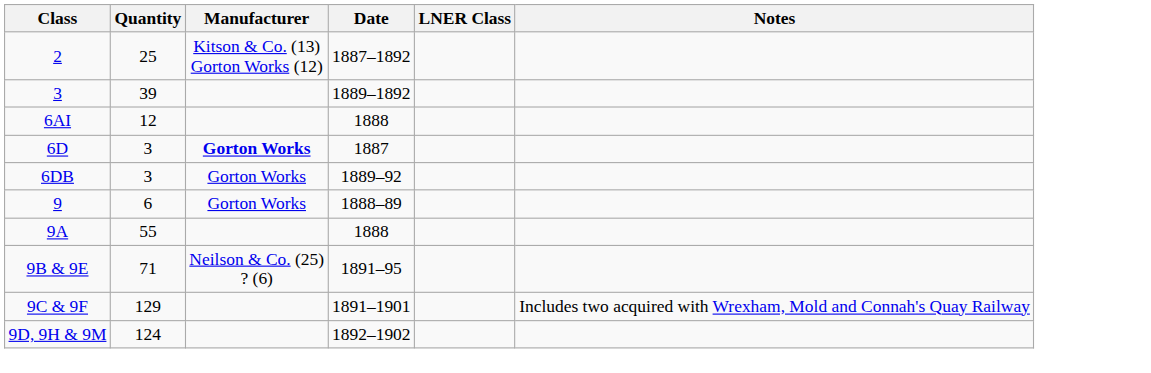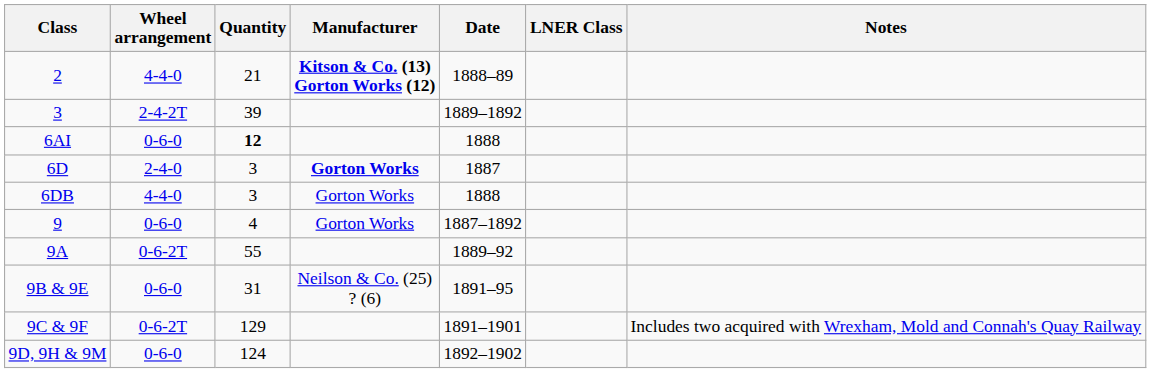+ column: (163, 28)
(148, 55) 25 -> (253, 75) 21
(257, 55) normal -> (365, 75) bold
(371, 55) 1887–1892 -> (483, 75) 1888–89
(148, 120) normal -> (253, 140) bold
(371, 176) 1889–92 -> (483, 195) 1888
(148, 203) 6 -> (253, 223) 4
(371, 203) 1888–89 -> (483, 223) 1887–1892
(371, 231) 1888 -> (483, 251) 1889–92
(148, 269) 71 -> (253, 288) 31
